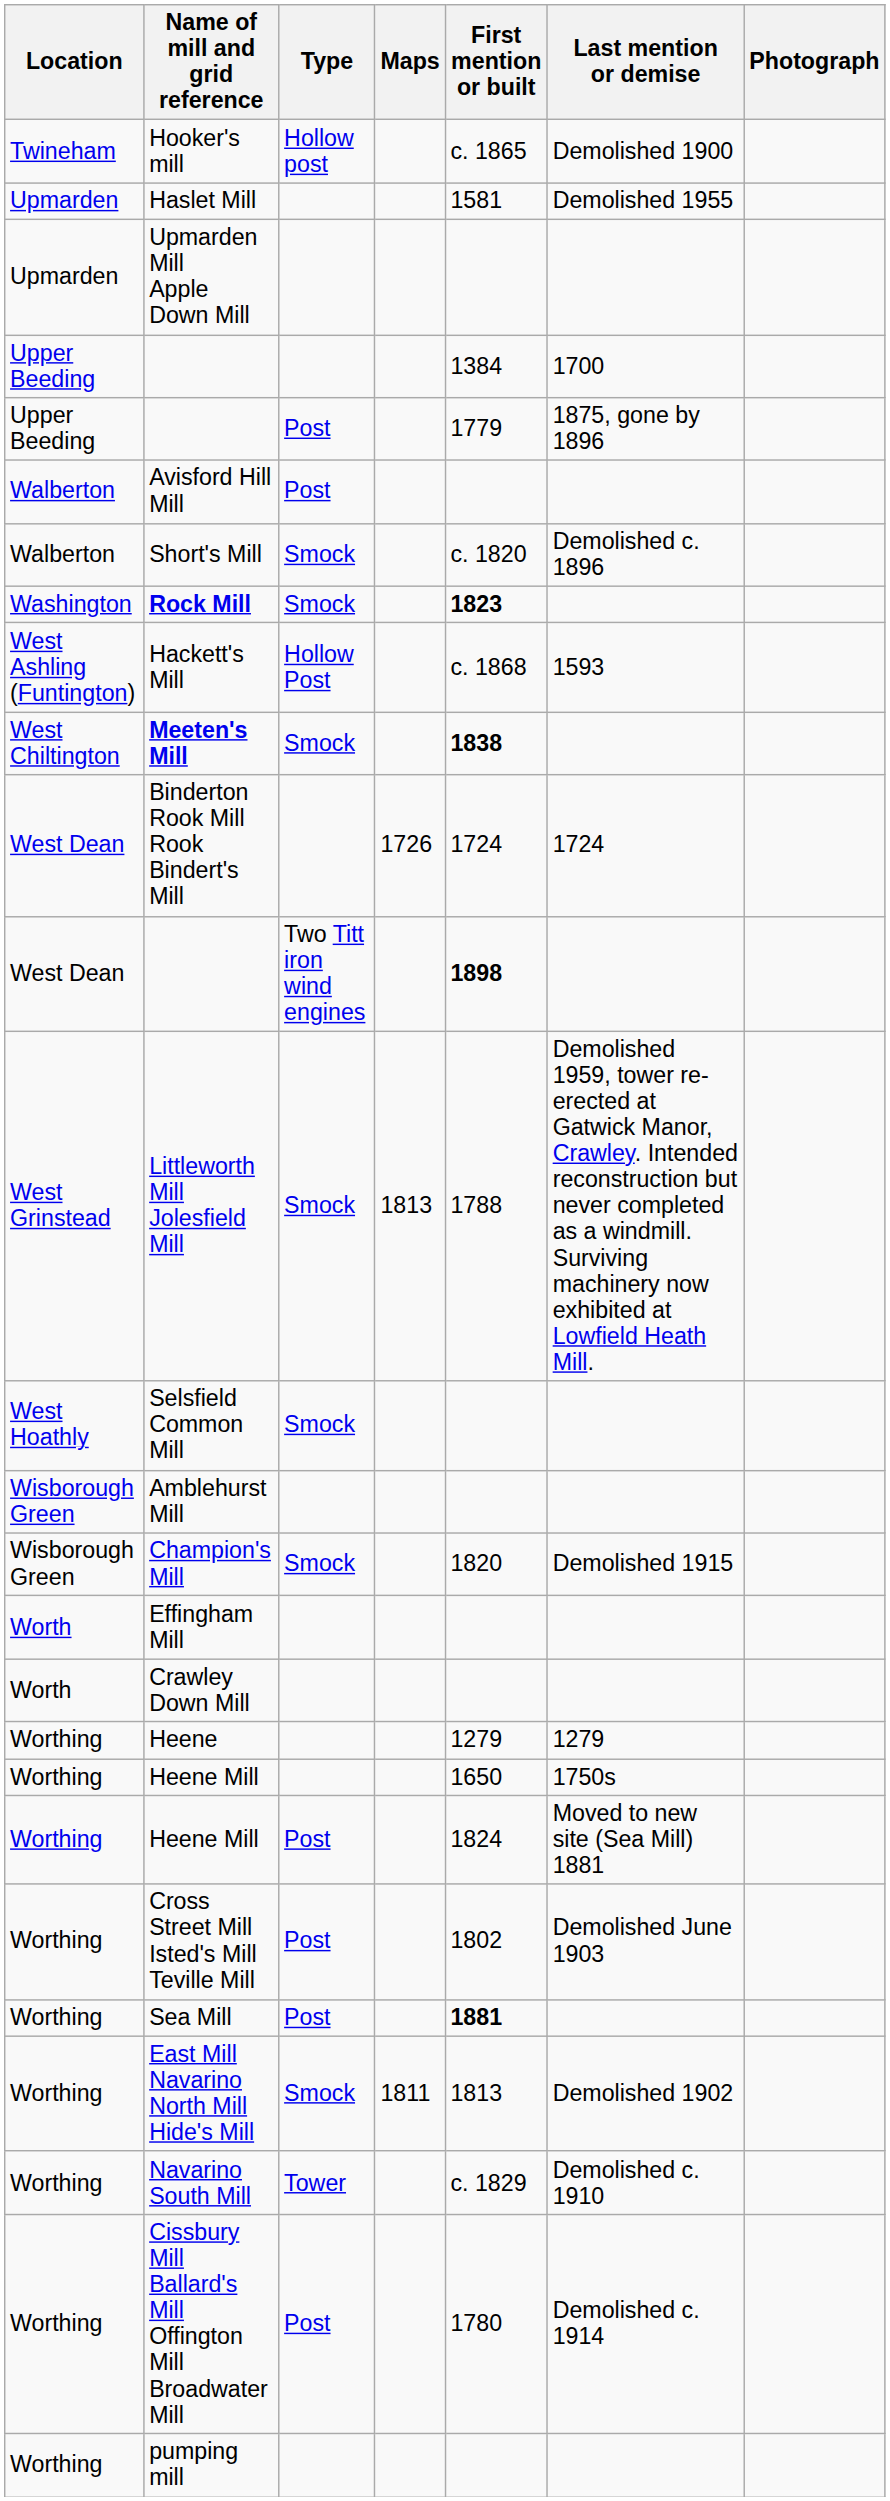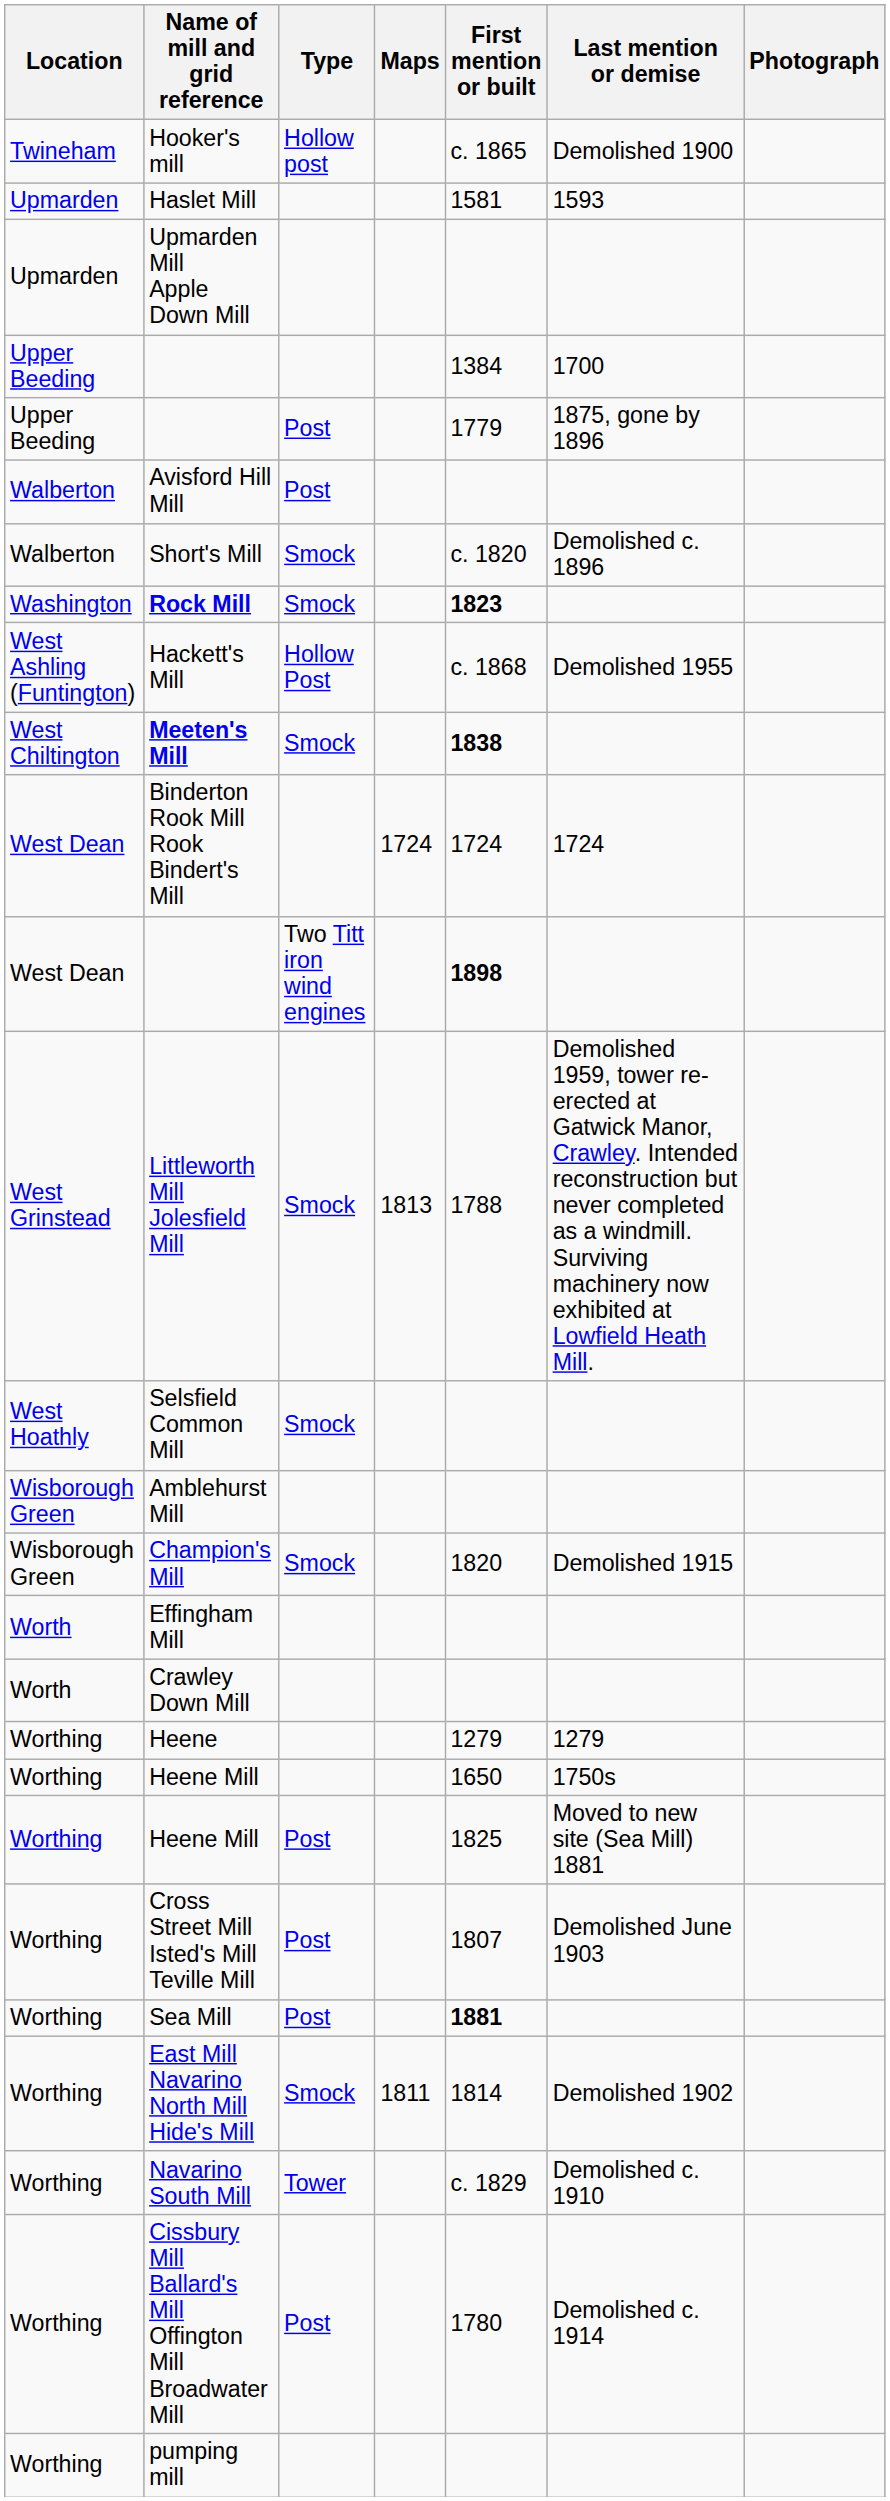(643, 200) Demolished 1955 -> (578, 200) 1593
(578, 667) 1593 -> (643, 667) Demolished 1955
(406, 845) 1726 -> (406, 845) 1724
(476, 1839) 1824 -> (476, 1839) 1825
(476, 1941) 1802 -> (476, 1941) 1807
(476, 2093) 1813 -> (476, 2093) 1814
